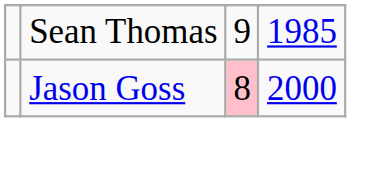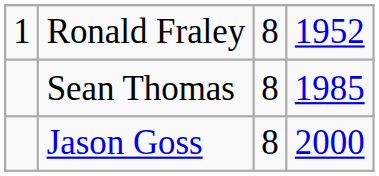+ row: (146, 32)
(242, 32) 9 -> (270, 87) 8
(242, 87) pink background -> (270, 142) no background
